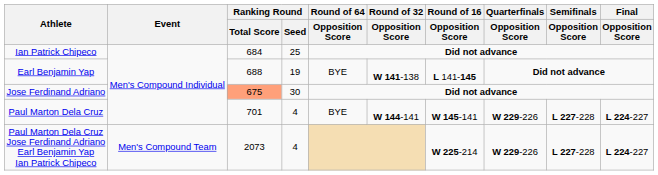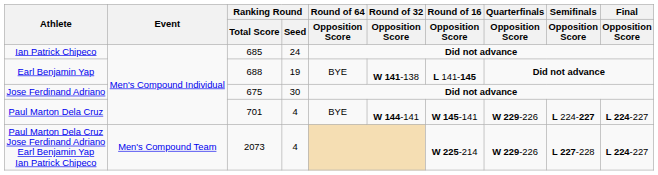(254, 52) 684 -> (254, 52) 685
(295, 52) 25 -> (295, 52) 24
(254, 92) lightsalmon background -> (254, 92) no background
(573, 117) L 227-228 -> (573, 117) L 224-227
